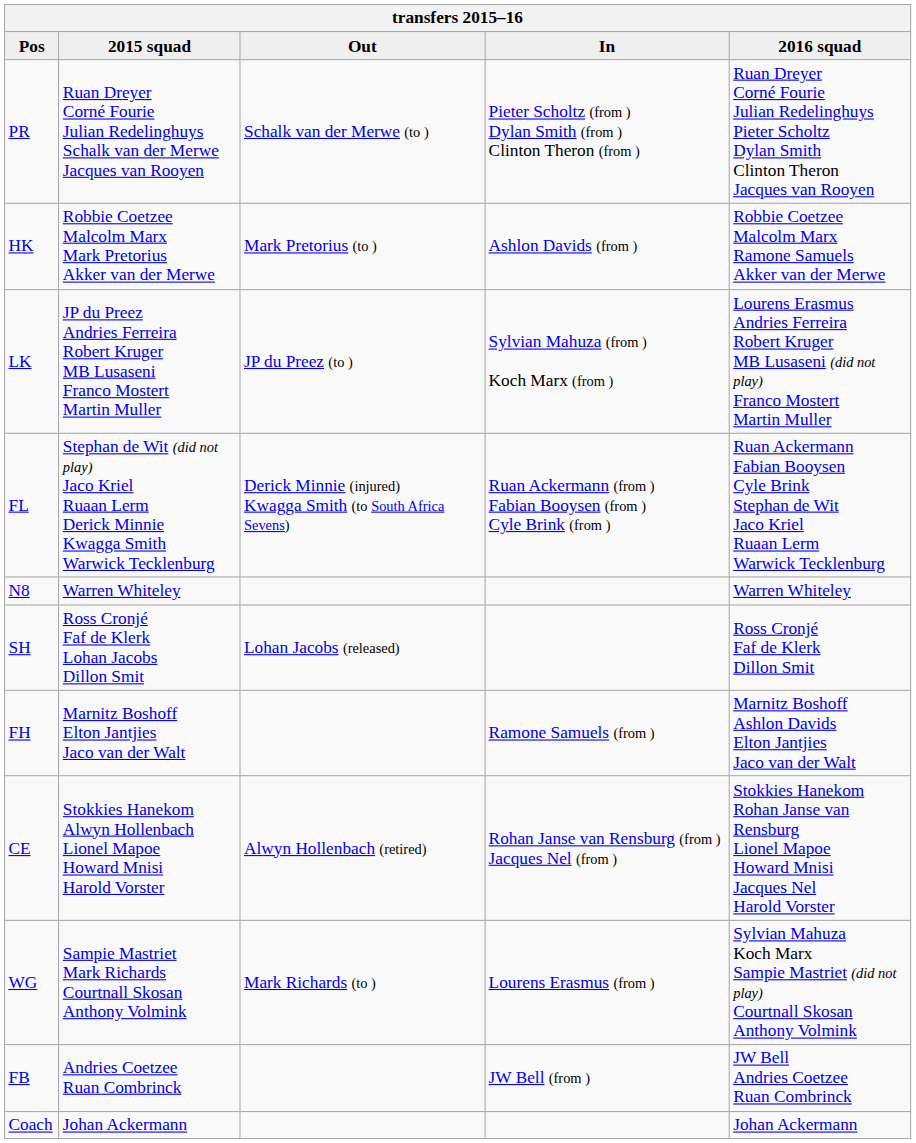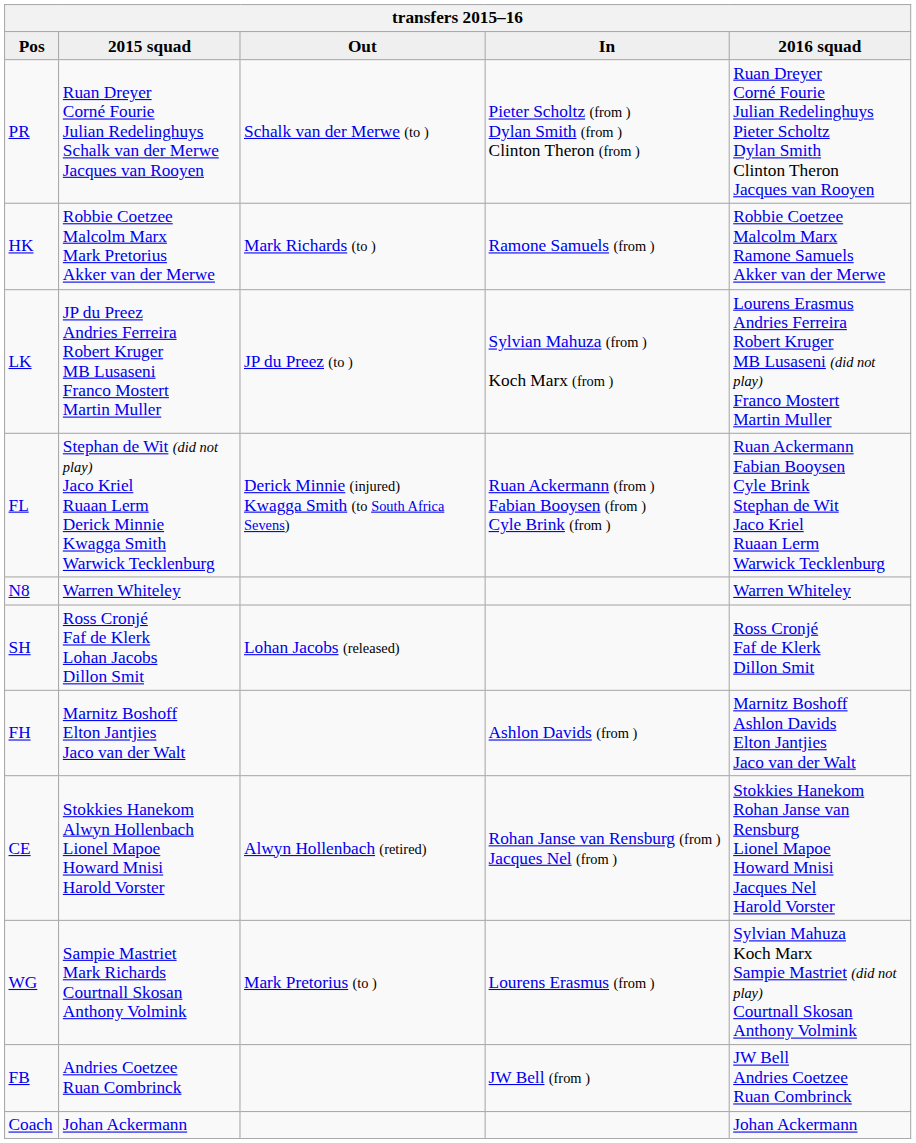(310, 246) Mark Pretorius (to ) -> (310, 246) Mark Richards (to )
(563, 246) Ashlon Davids (from ) -> (572, 246) Ramone Samuels (from )
(572, 733) Ramone Samuels (from ) -> (563, 733) Ashlon Davids (from )
(310, 982) Mark Richards (to ) -> (310, 982) Mark Pretorius (to )
